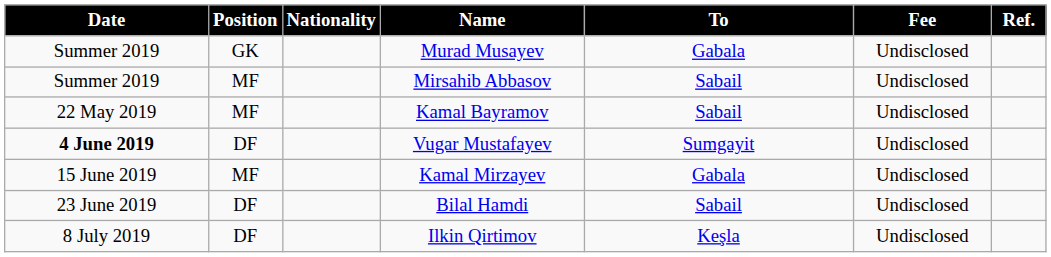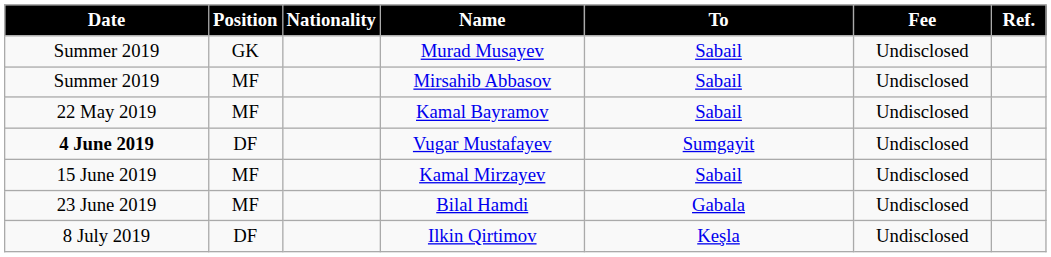(719, 51) Gabala -> (719, 51) Sabail
(719, 174) Gabala -> (719, 174) Sabail
(245, 205) DF -> (245, 205) MF
(719, 205) Sabail -> (719, 205) Gabala
